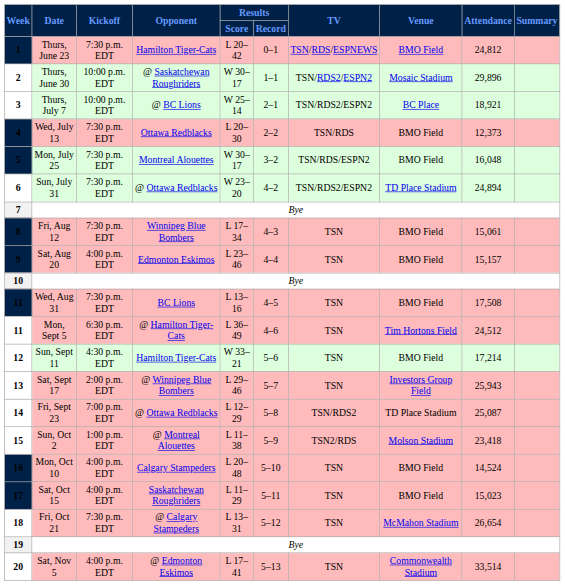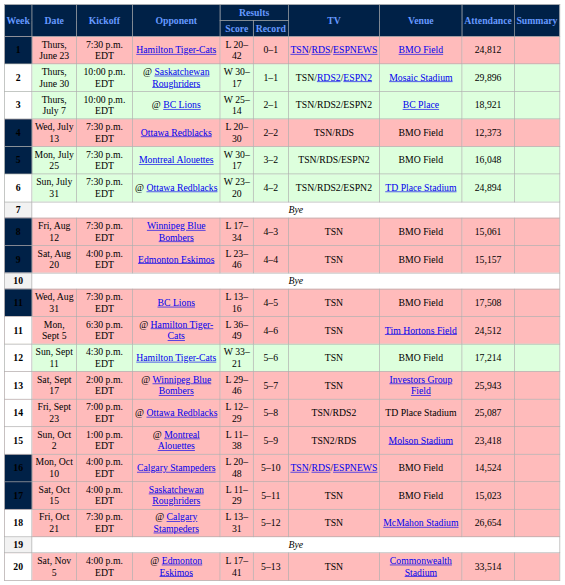(334, 468) TSN -> (334, 468) TSN/RDS/ESPNEWS
